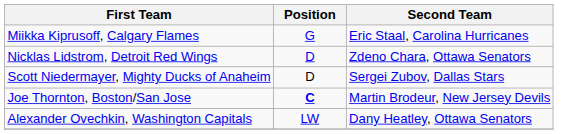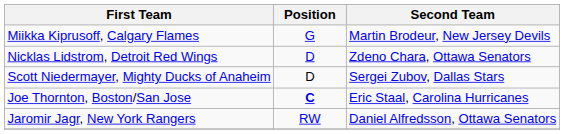(439, 35) Eric Staal, Carolina Hurricanes -> (450, 35) Martin Brodeur, New Jersey Devils
(450, 98) Martin Brodeur, New Jersey Devils -> (439, 98) Eric Staal, Carolina Hurricanes
+ row: (102, 118)
- row: (130, 118)
